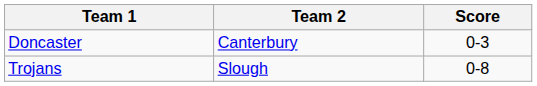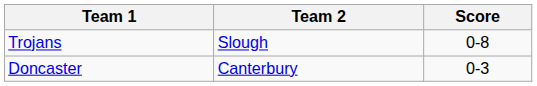rows swapped: (45, 42) <-> (35, 68)
